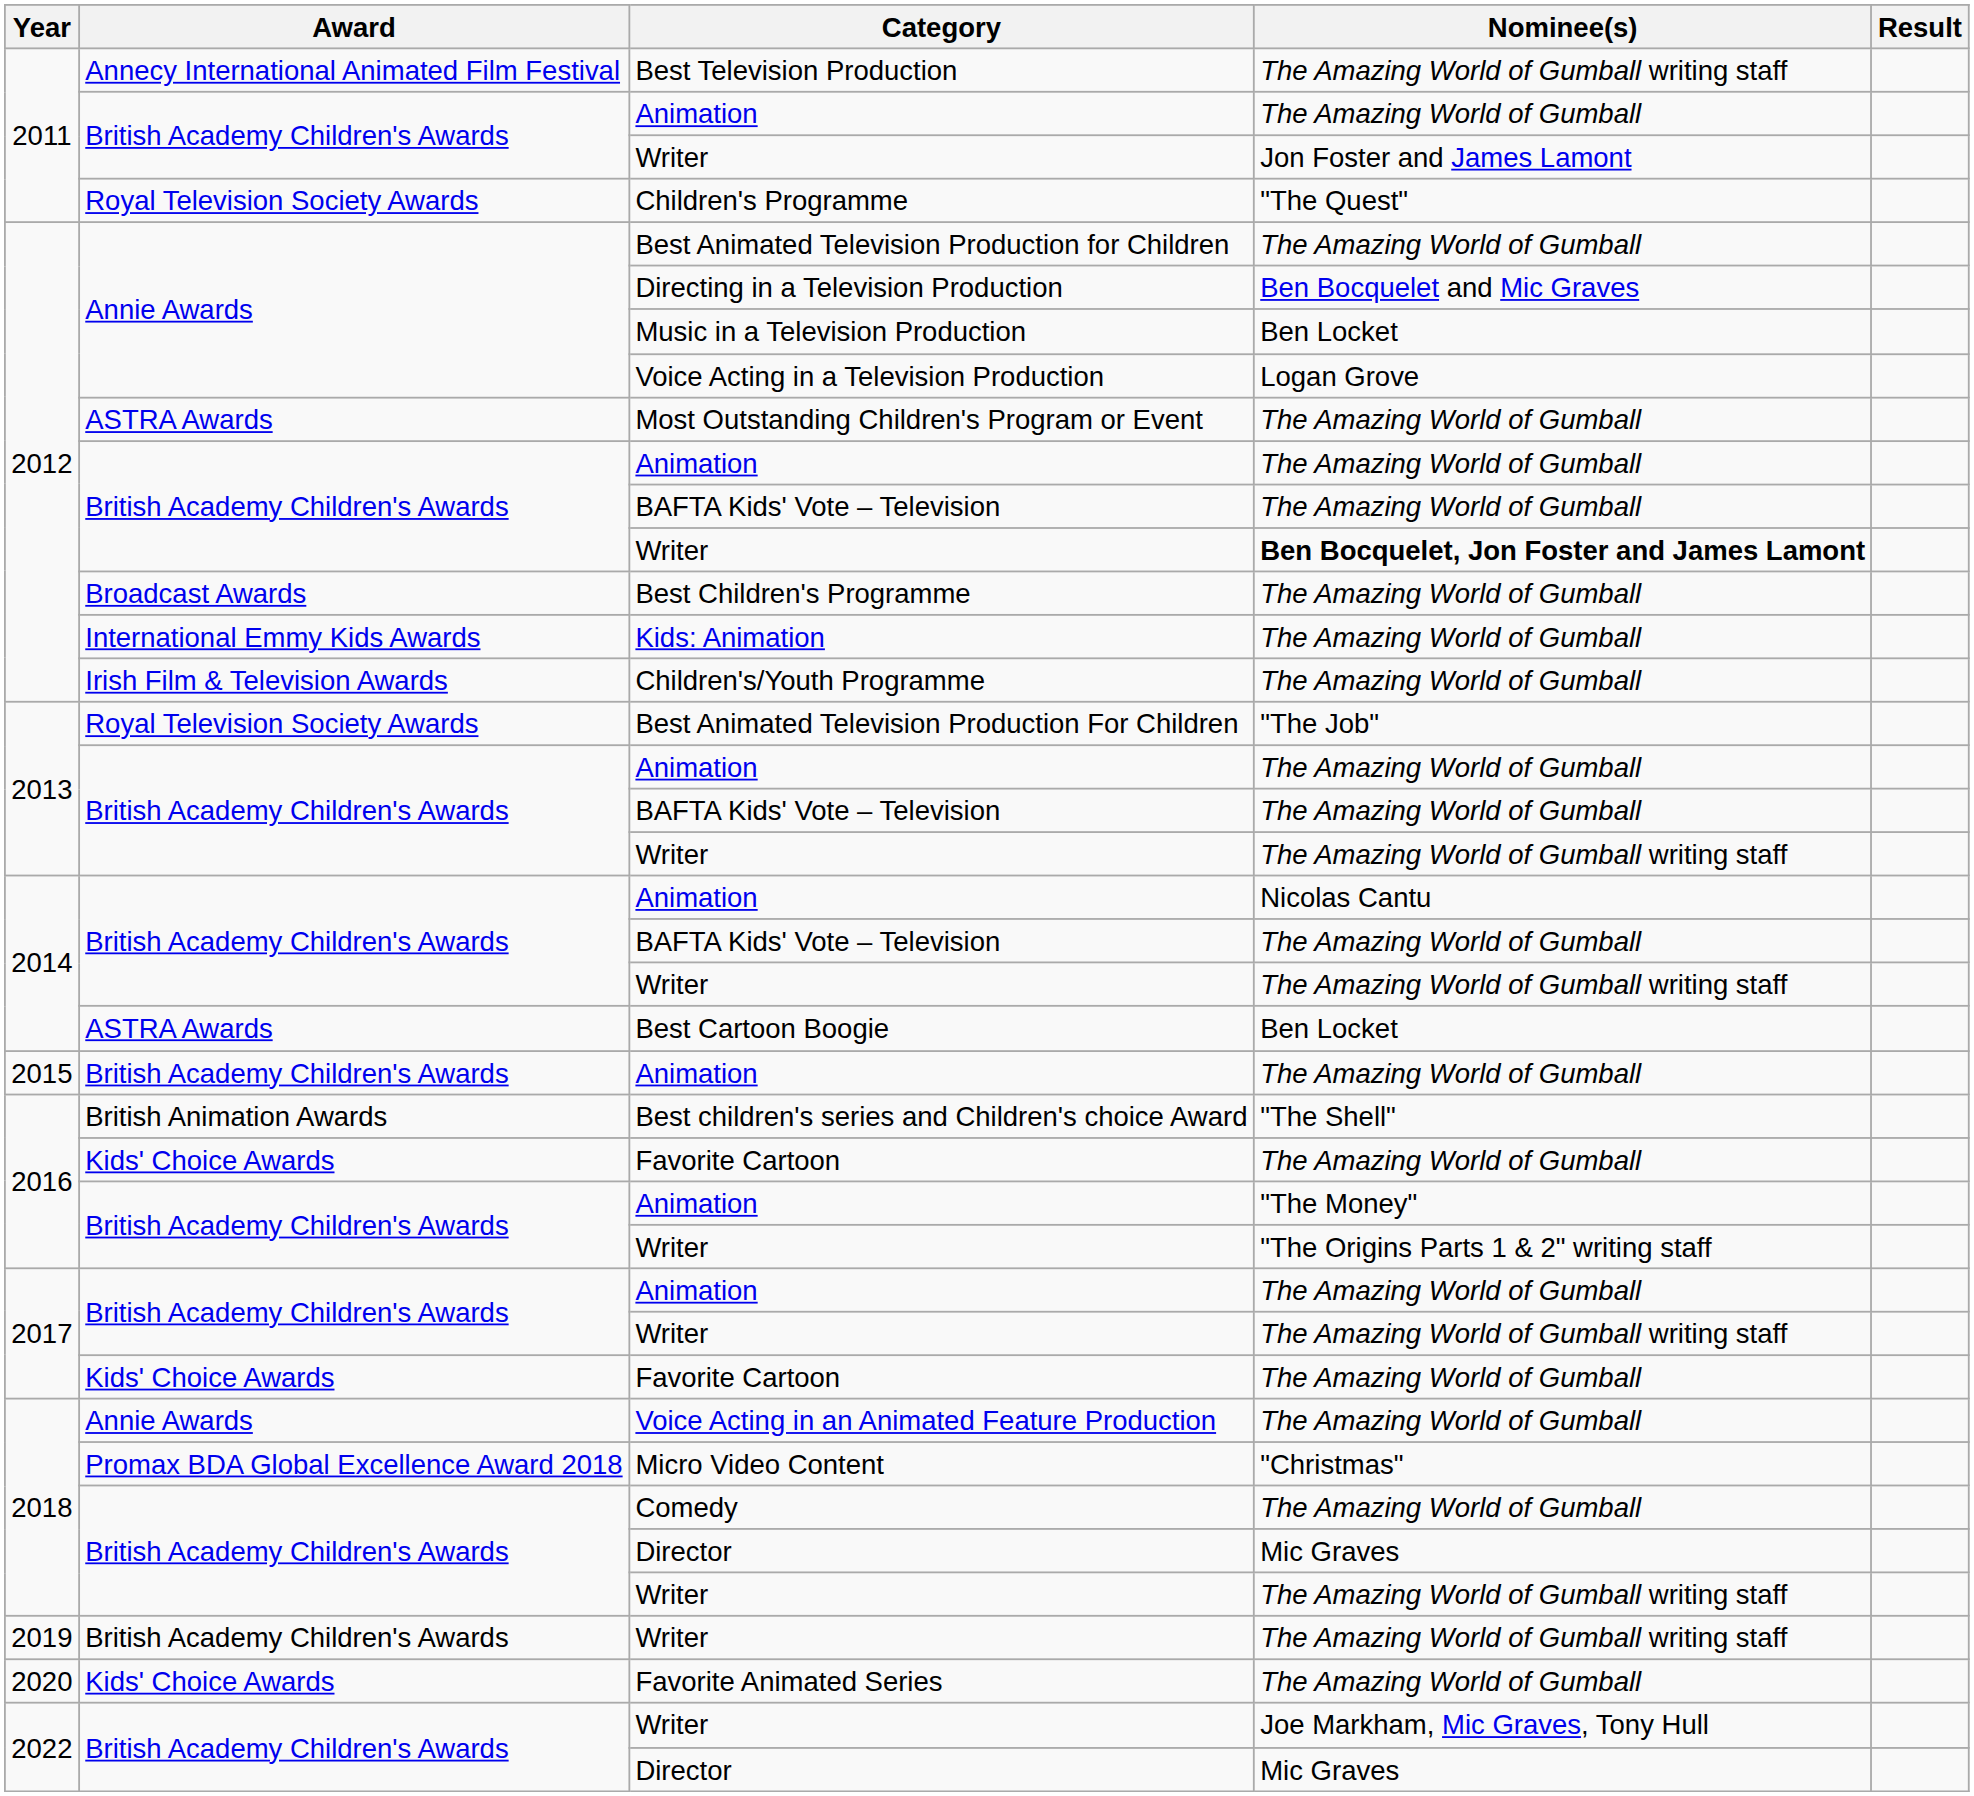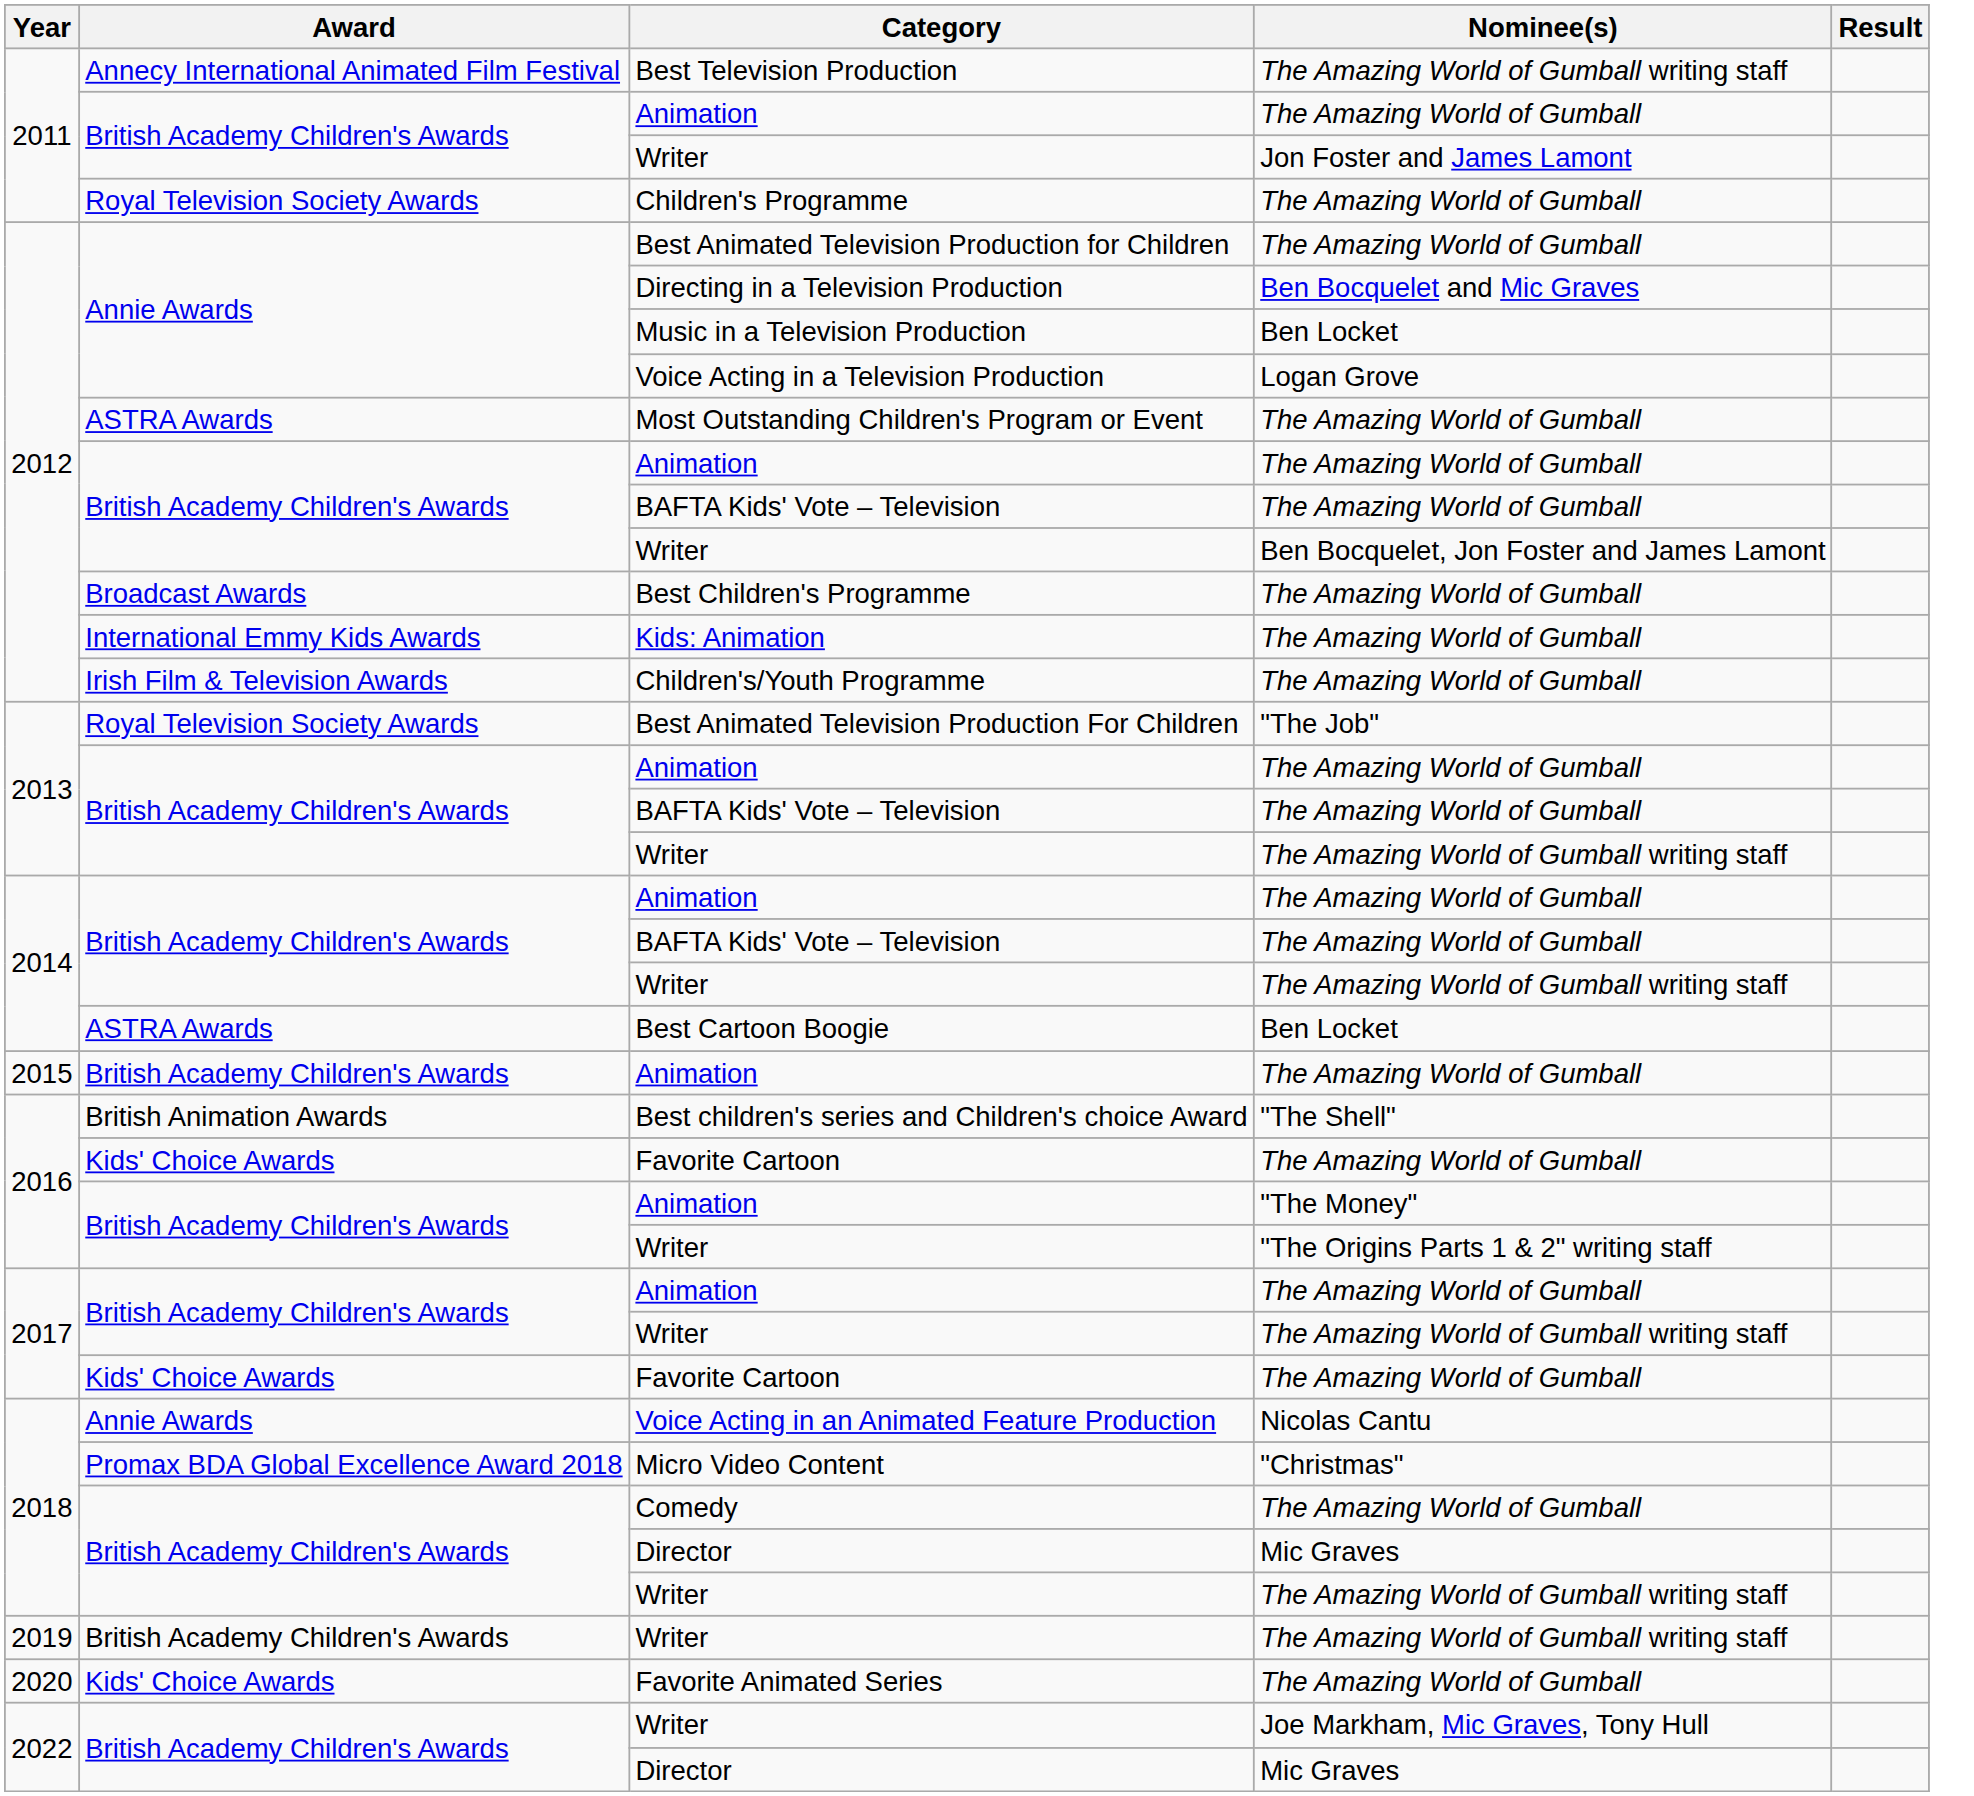(1334, 201) "The Quest" -> (1451, 201) The Amazing World of Gumball
(1563, 550) bold -> (1543, 550) normal
(1346, 898) Nicolas Cantu -> (1451, 898) The Amazing World of Gumball
(1451, 1421) The Amazing World of Gumball -> (1346, 1421) Nicolas Cantu
